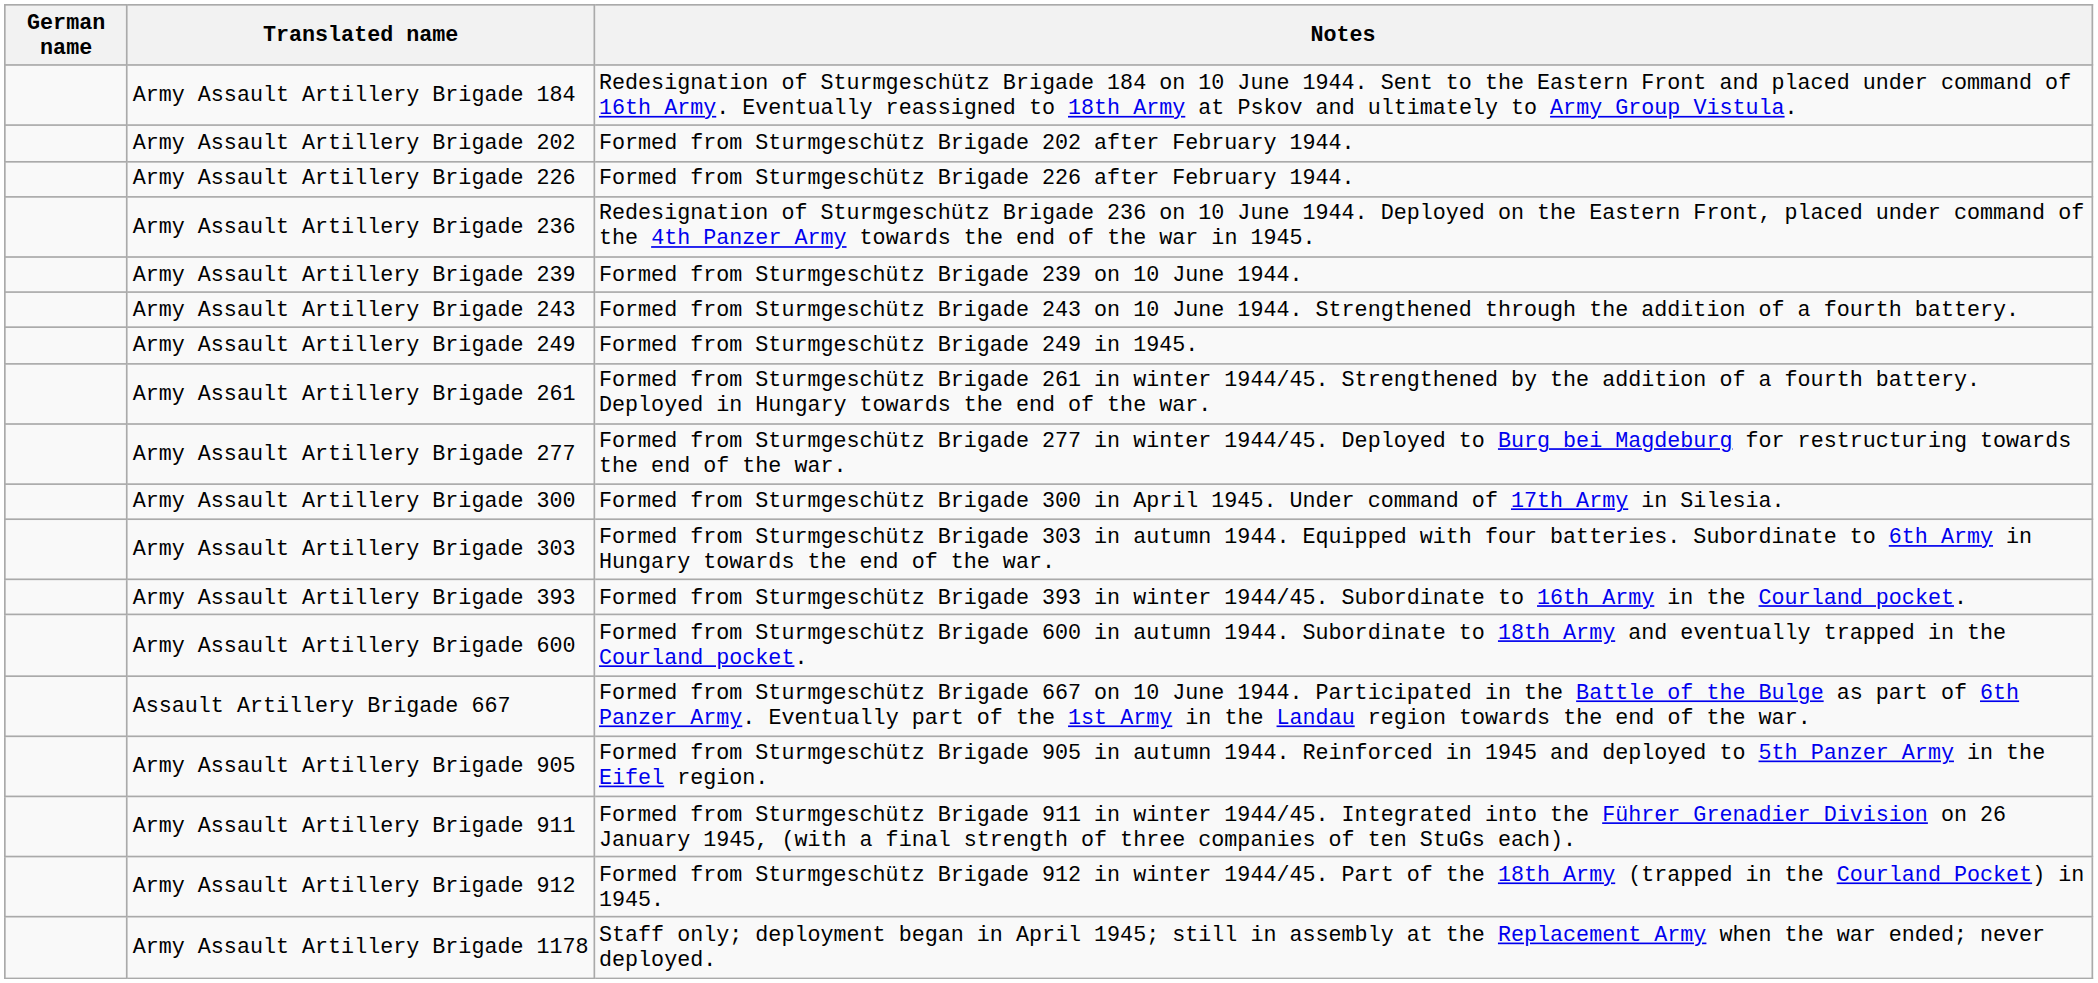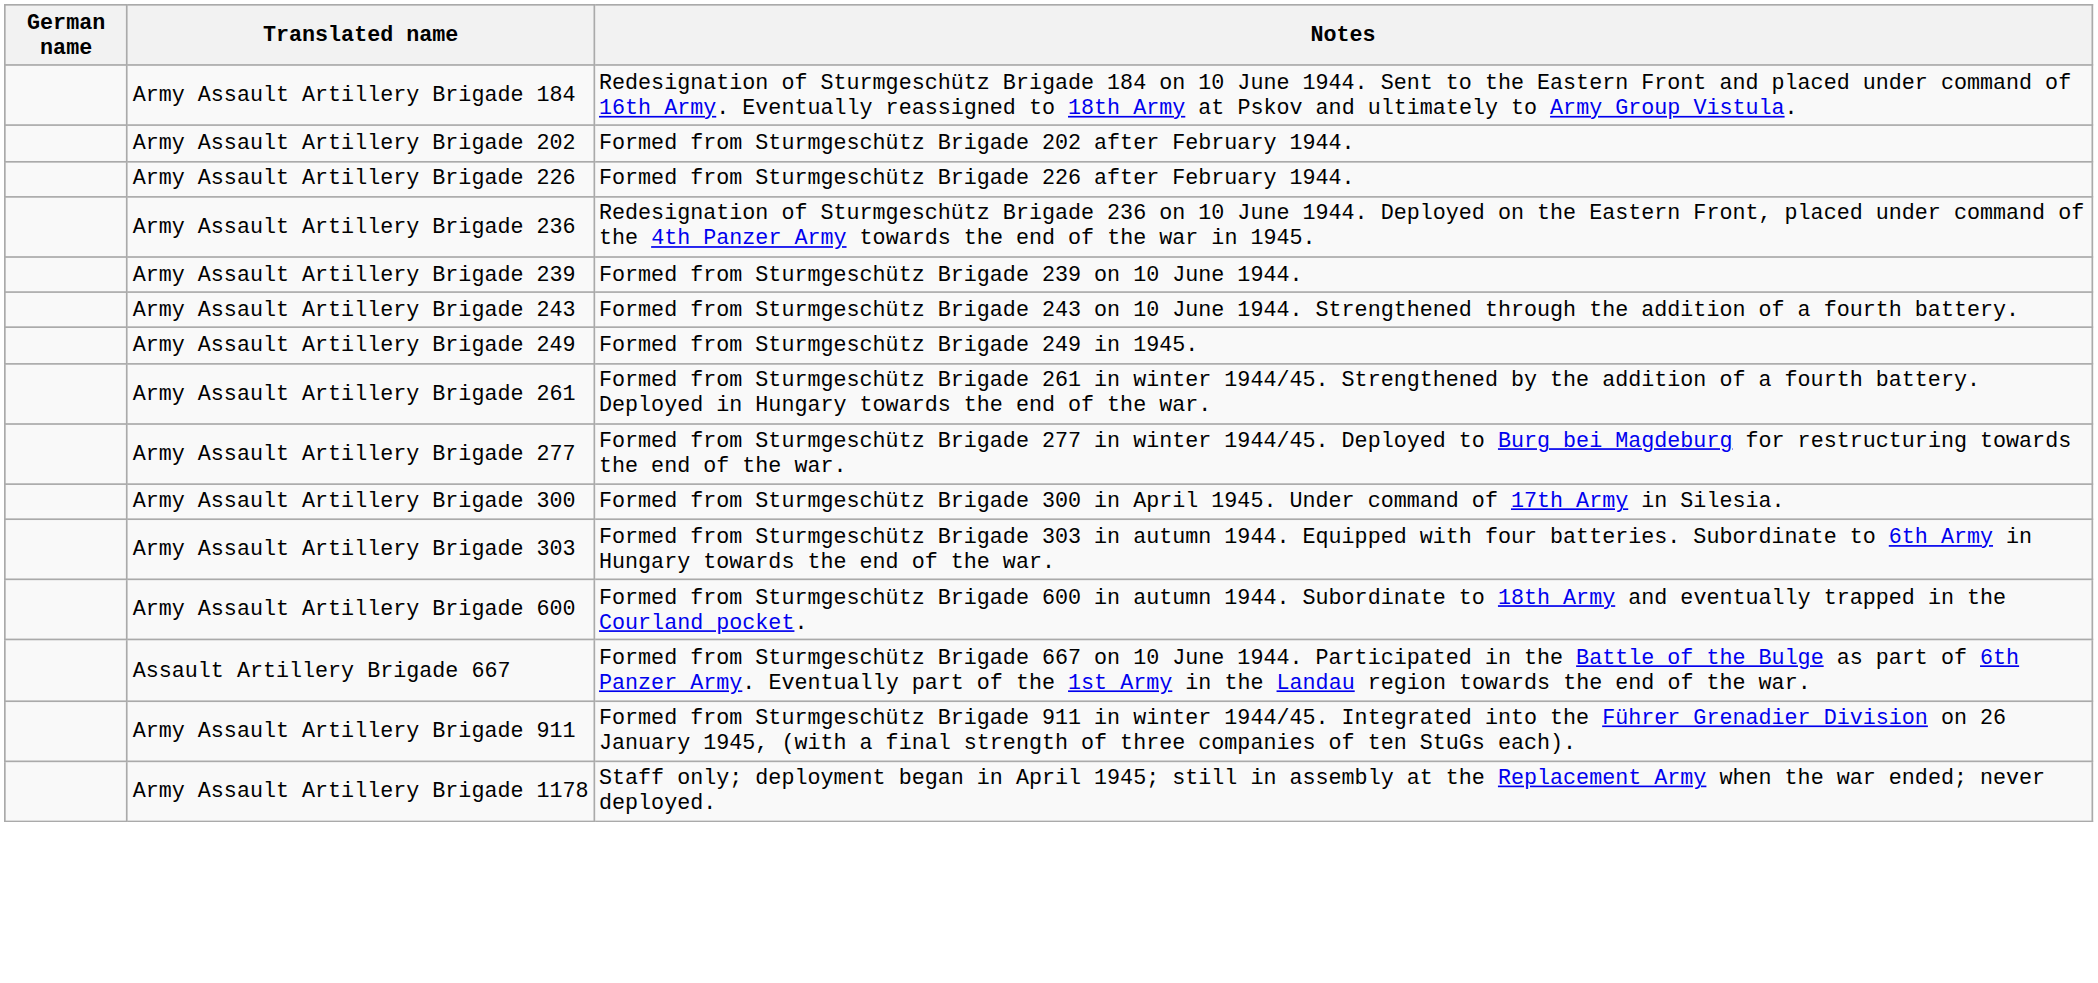- row: (354, 597)
- row: (354, 766)
- row: (354, 887)
